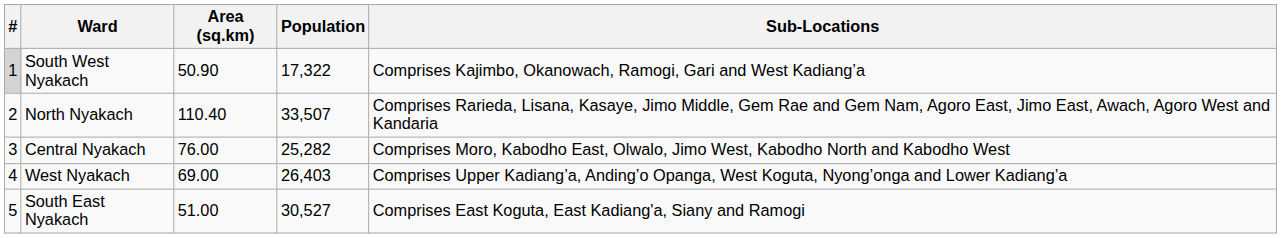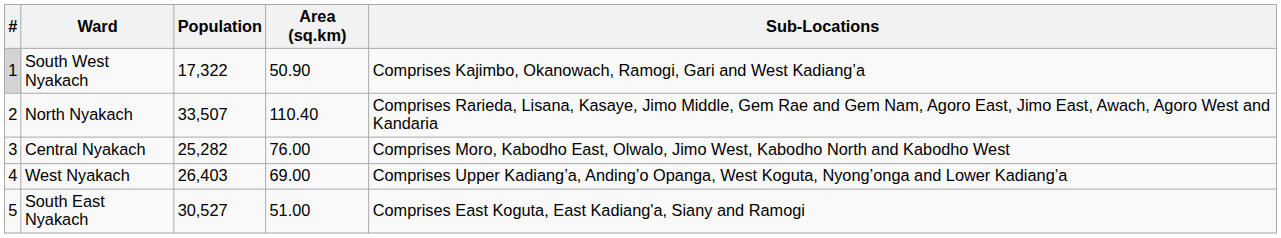columns swapped: (323, 26) <-> (226, 26)
